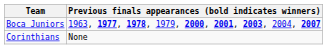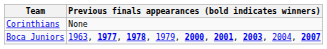rows swapped: (35, 24) <-> (33, 37)
